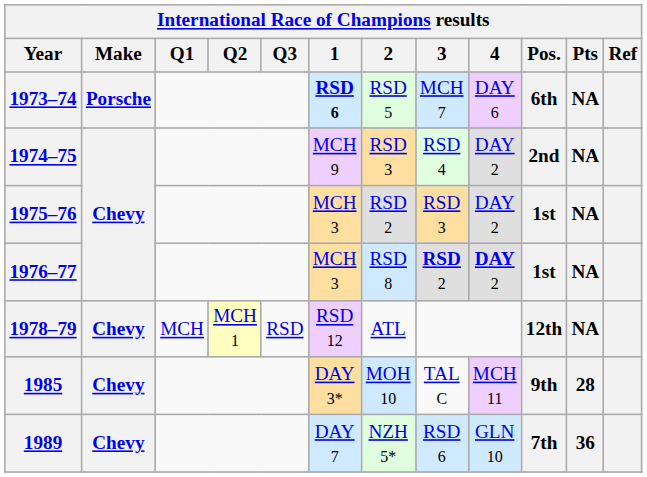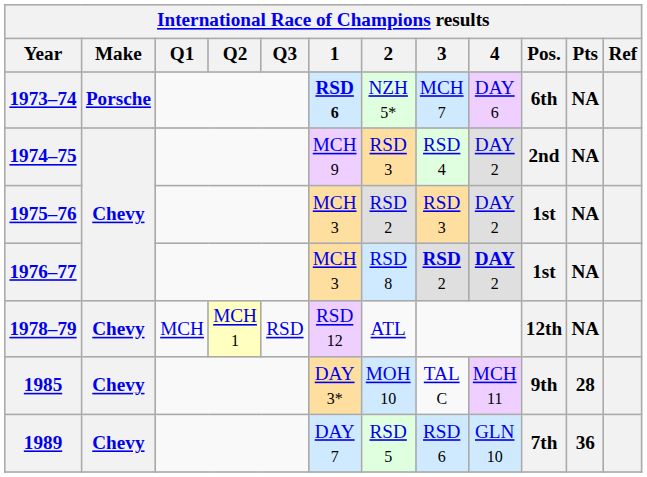(388, 98) RSD 5 -> (388, 98) NZH 5*
(388, 442) NZH 5* -> (388, 442) RSD 5
